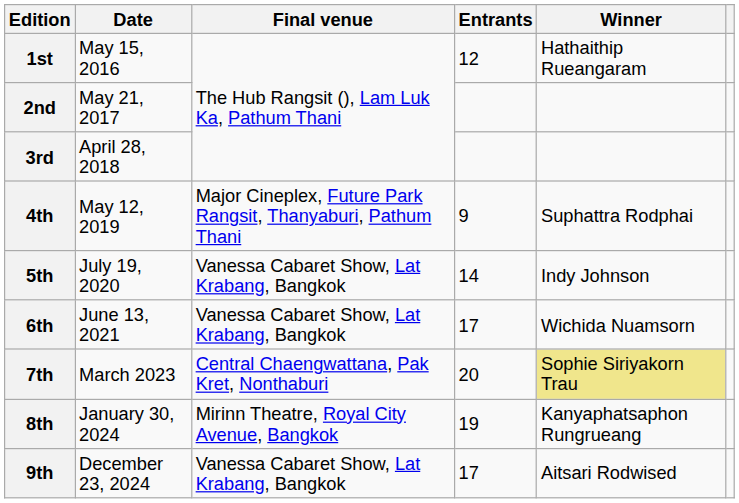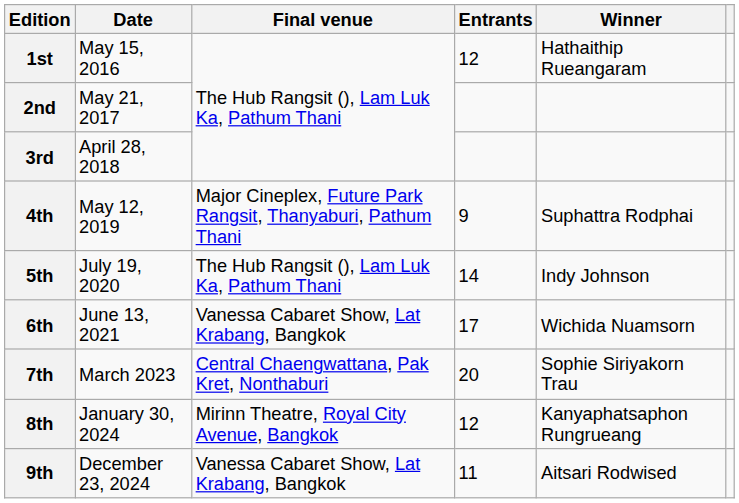(308, 276) Vanessa Cabaret Show, Lat Krabang, Bangkok -> (313, 276) The Hub Rangsit (), Lam Luk Ka, Pathum Thani
(612, 374) khaki background -> (612, 374) no background
(469, 424) 19 -> (469, 424) 12
(469, 473) 17 -> (468, 473) 11
